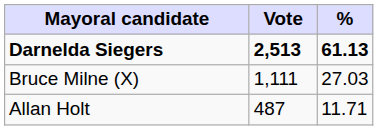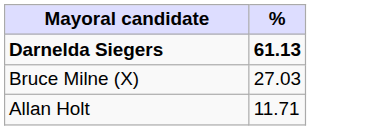- column: (283, 19)
